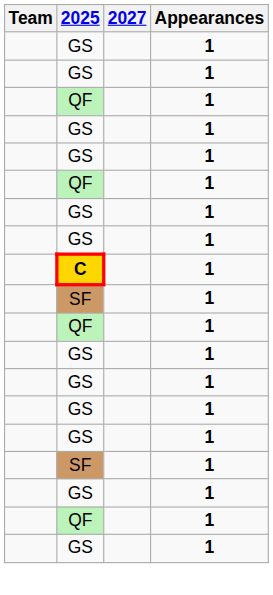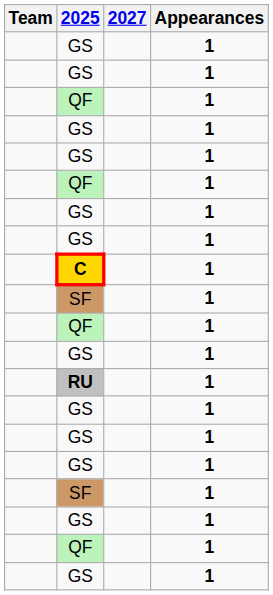+ row: (31, 382)
